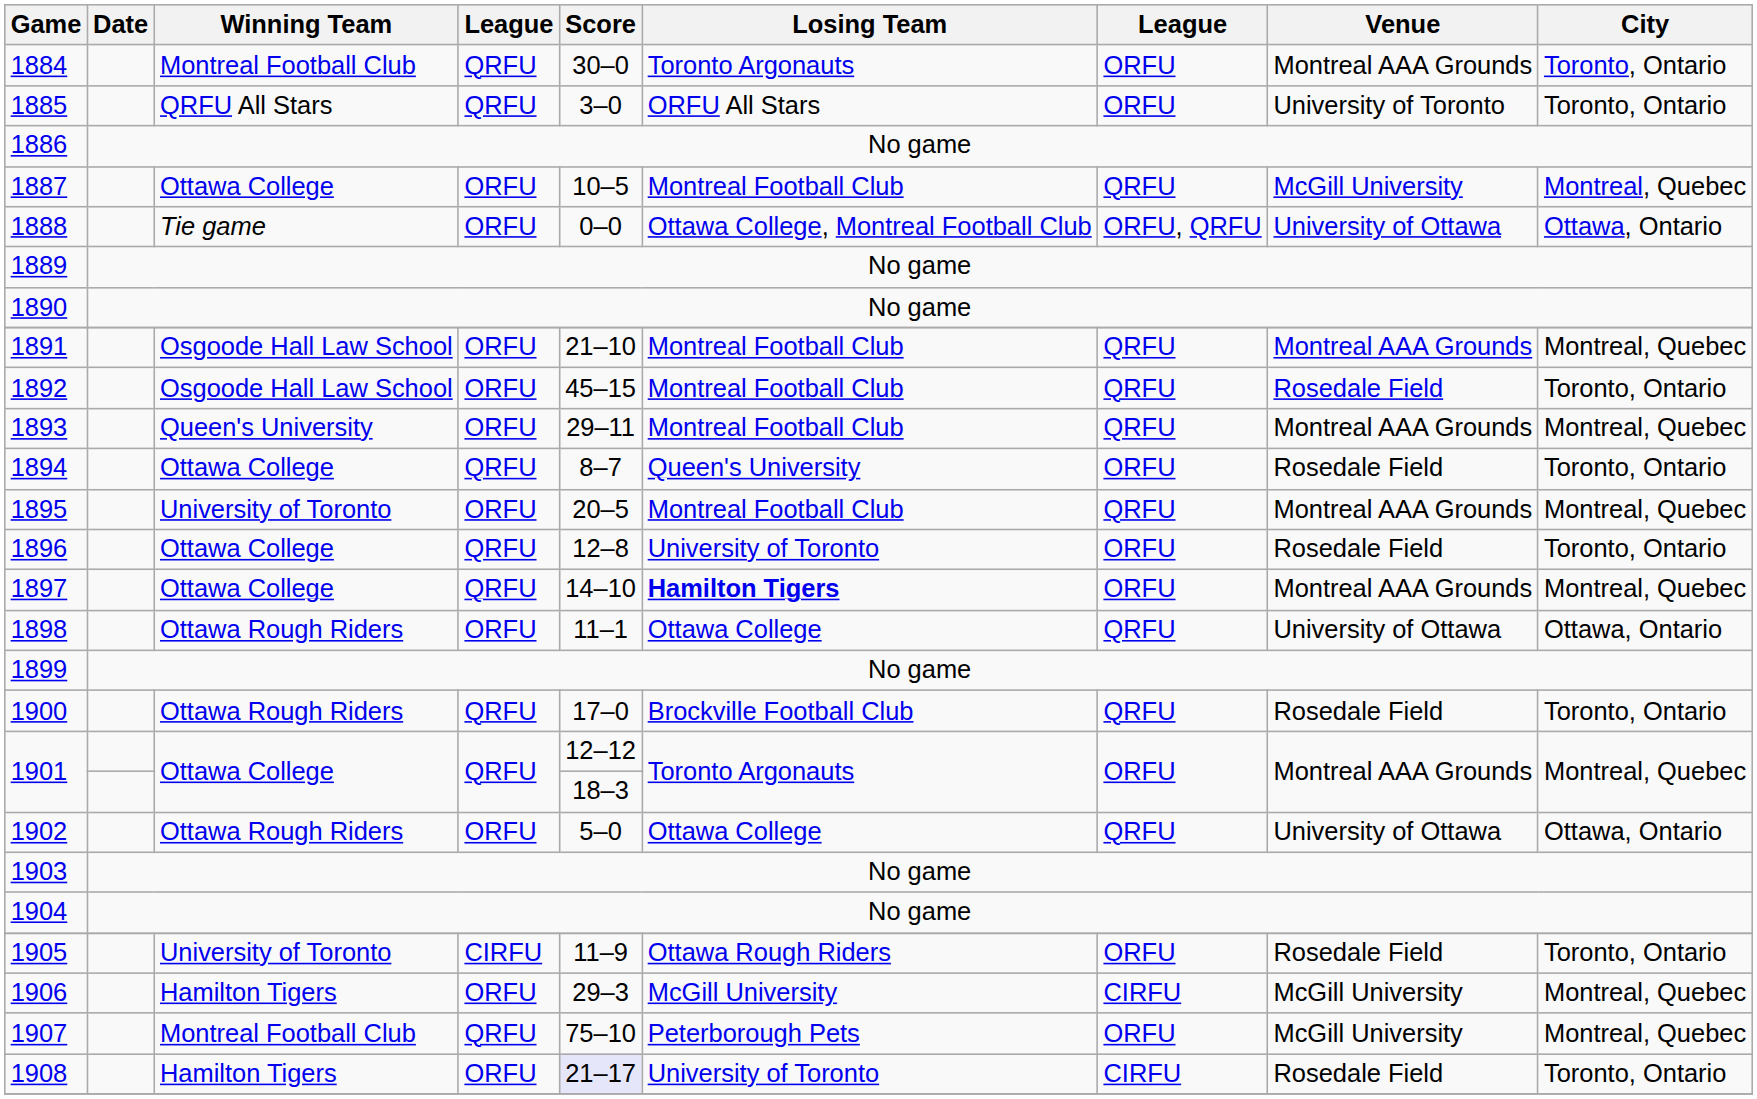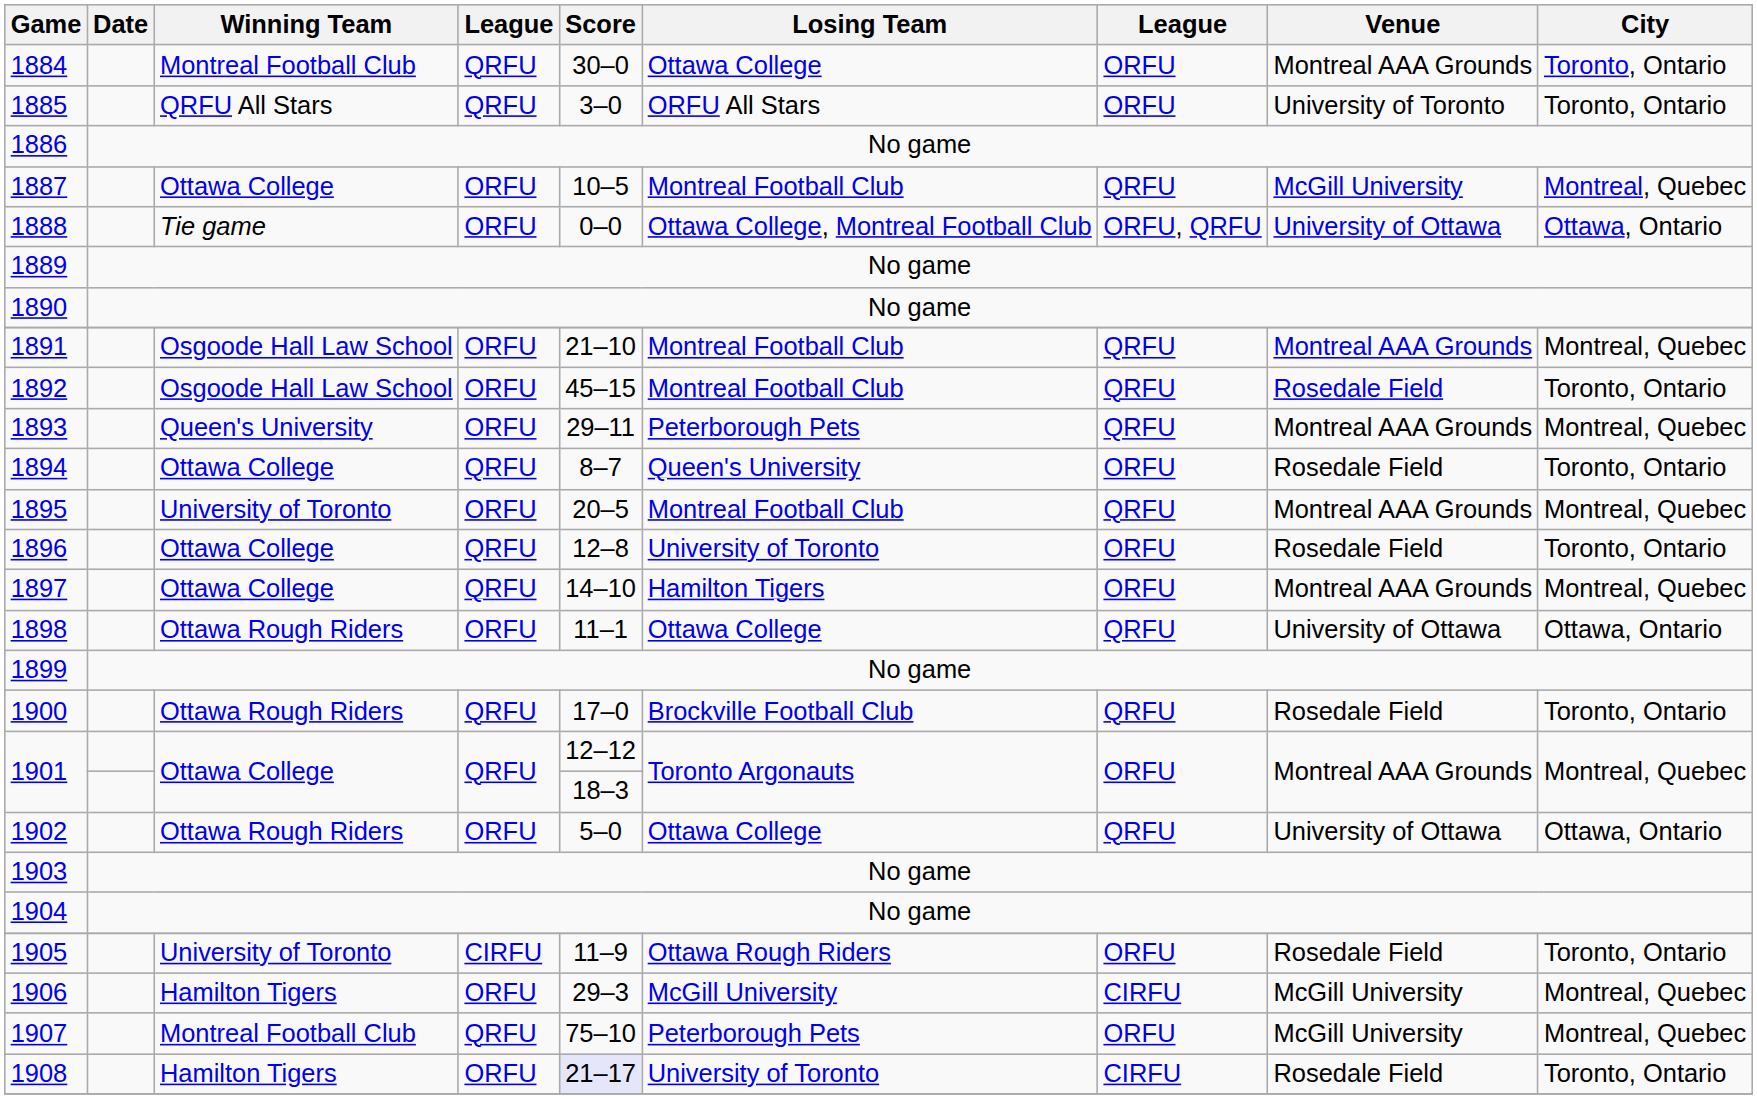(751, 65) Toronto Argonauts -> (735, 65) Ottawa College
(776, 428) Montreal Football Club -> (754, 428) Peterborough Pets
(744, 589) bold -> (736, 589) normal
